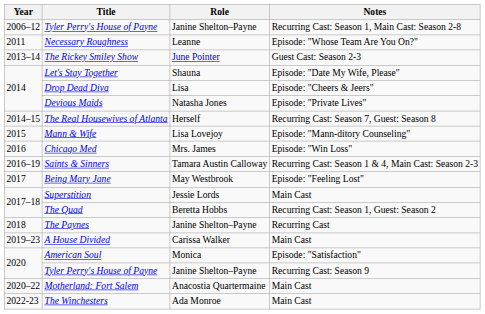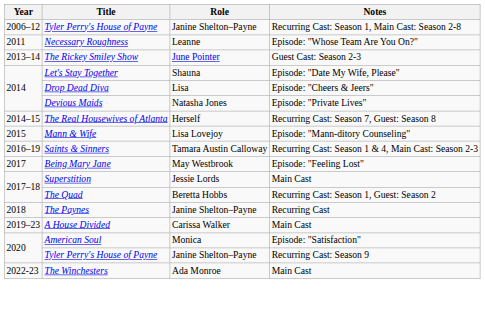- row: (71, 149)
- row: (91, 286)
